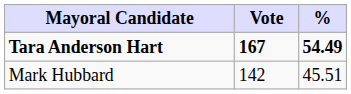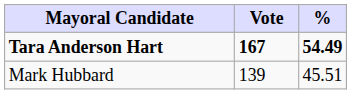(252, 74) 142 -> (252, 74) 139
